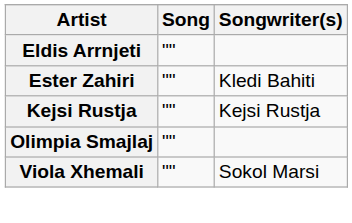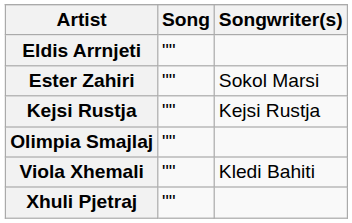(267, 80) Kledi Bahiti -> (269, 80) Sokol Marsi
(269, 171) Sokol Marsi -> (267, 171) Kledi Bahiti
+ row: (82, 202)
